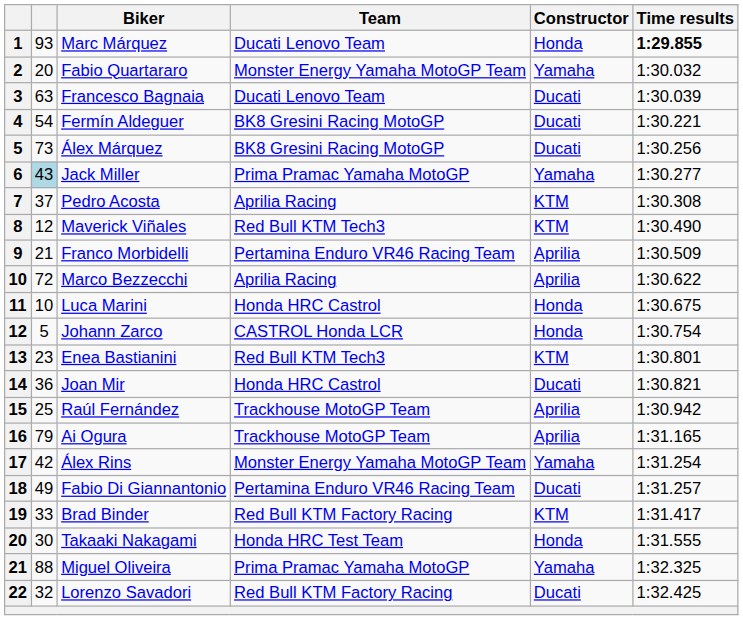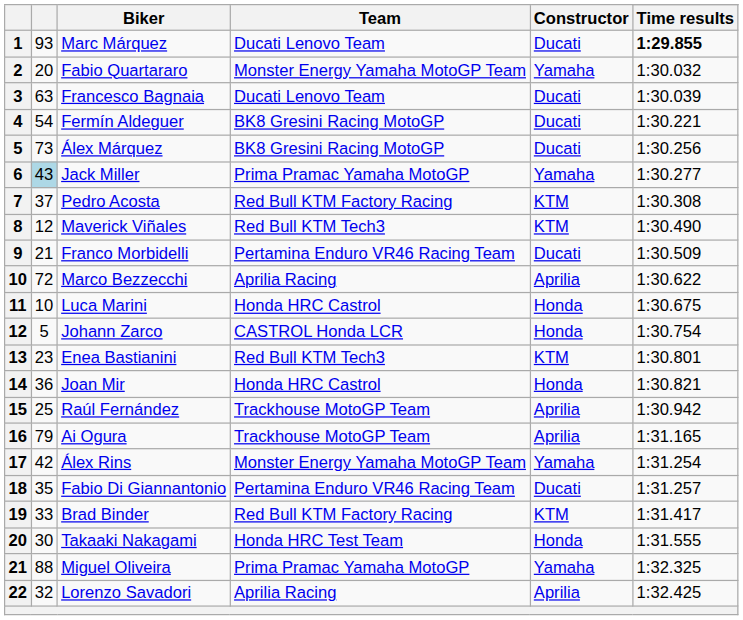(558, 43) Honda -> (557, 43) Ducati
(285, 200) Aprilia Racing -> (343, 200) Red Bull KTM Factory Racing
(557, 253) Aprilia -> (557, 253) Ducati
(557, 383) Ducati -> (558, 383) Honda
(44, 488) 49 -> (44, 488) 35
(343, 593) Red Bull KTM Factory Racing -> (285, 593) Aprilia Racing
(557, 593) Ducati -> (557, 593) Aprilia
